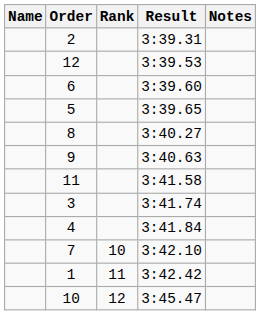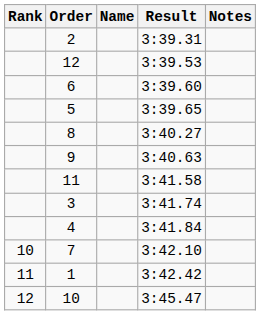columns swapped: (117, 16) <-> (25, 16)
